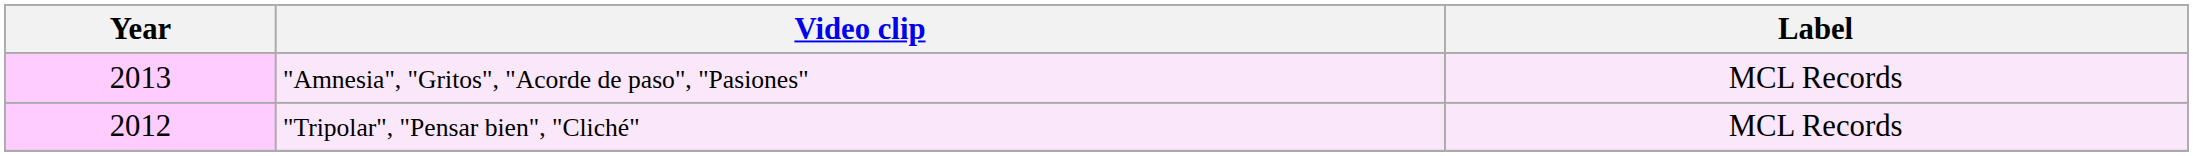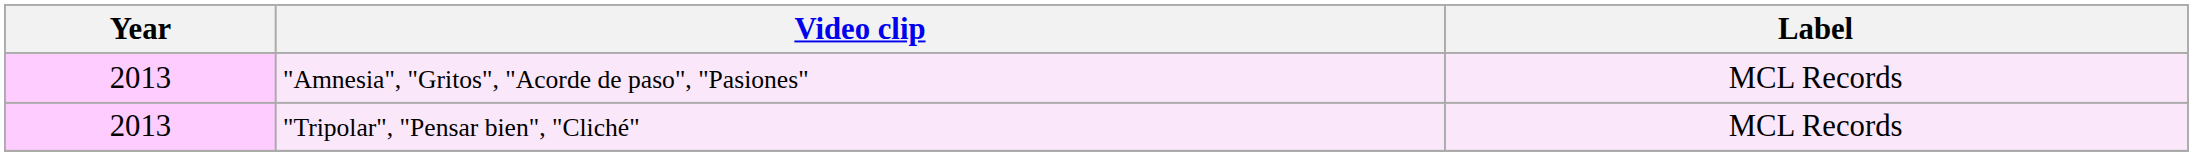(140, 126) 2012 -> (140, 126) 2013
